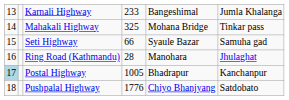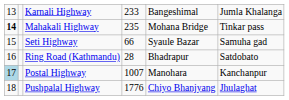(11, 27) normal -> (11, 27) bold
(132, 27) 325 -> (132, 27) 235
(167, 57) Manohara -> (168, 57) Bhadrapur
(238, 57) Jhulaghat -> (239, 57) Satdobato
(134, 73) 1005 -> (134, 73) 1007
(168, 73) Bhadrapur -> (167, 73) Manohara
(239, 88) Satdobato -> (238, 88) Jhulaghat
